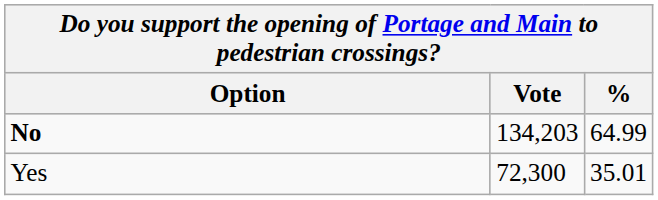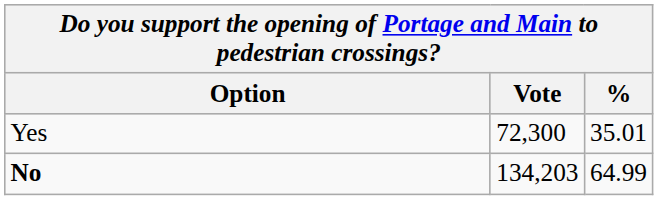rows swapped: (26, 133) <-> (29, 173)
